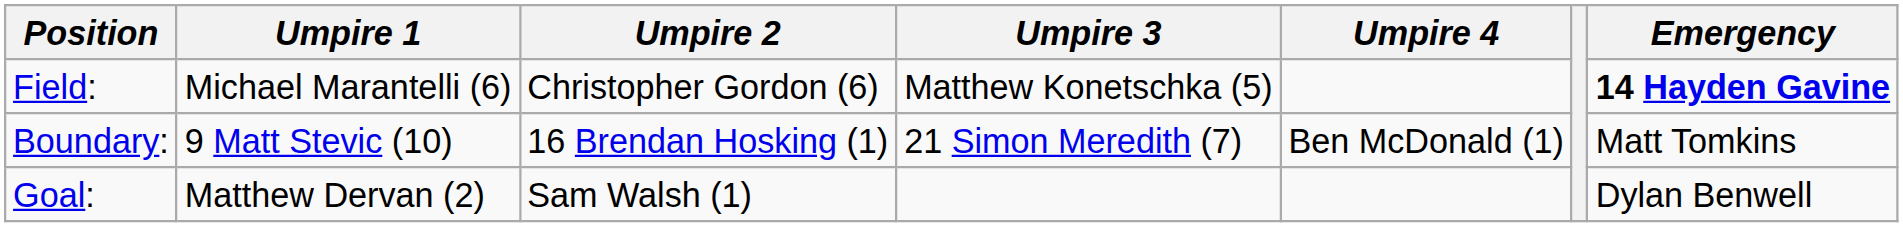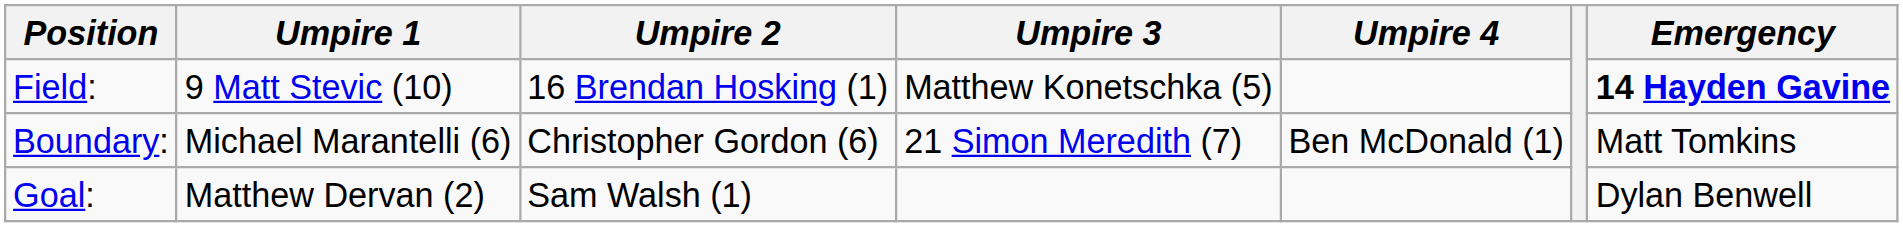(348, 87) Michael Marantelli (6) -> (319, 87) 9 Matt Stevic (10)
(703, 87) Christopher Gordon (6) -> (708, 87) 16 Brendan Hosking (1)
(319, 141) 9 Matt Stevic (10) -> (348, 141) Michael Marantelli (6)
(708, 141) 16 Brendan Hosking (1) -> (703, 141) Christopher Gordon (6)
